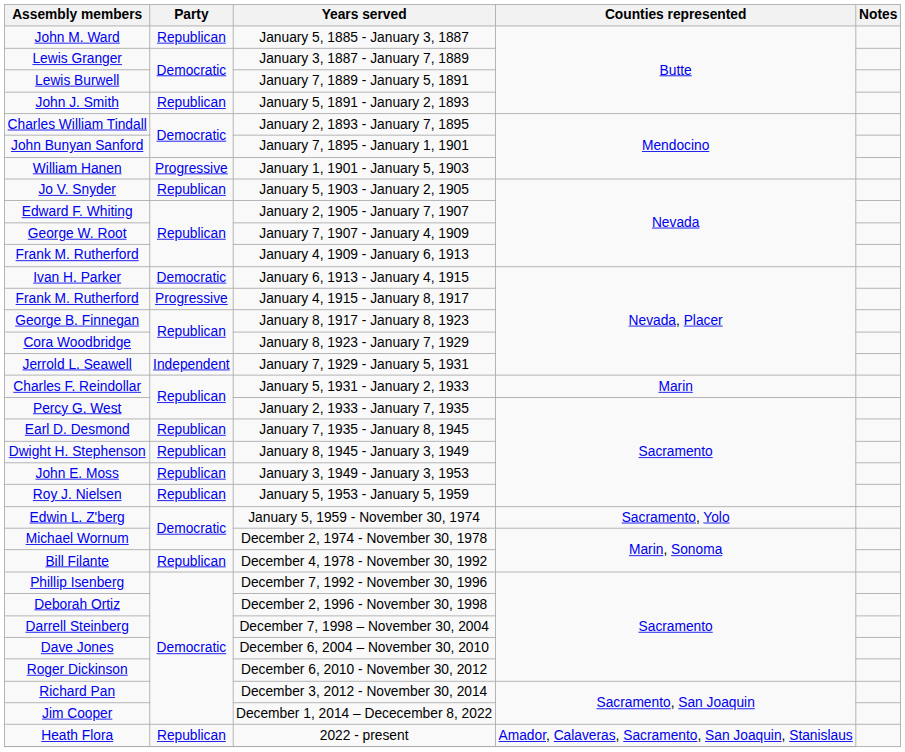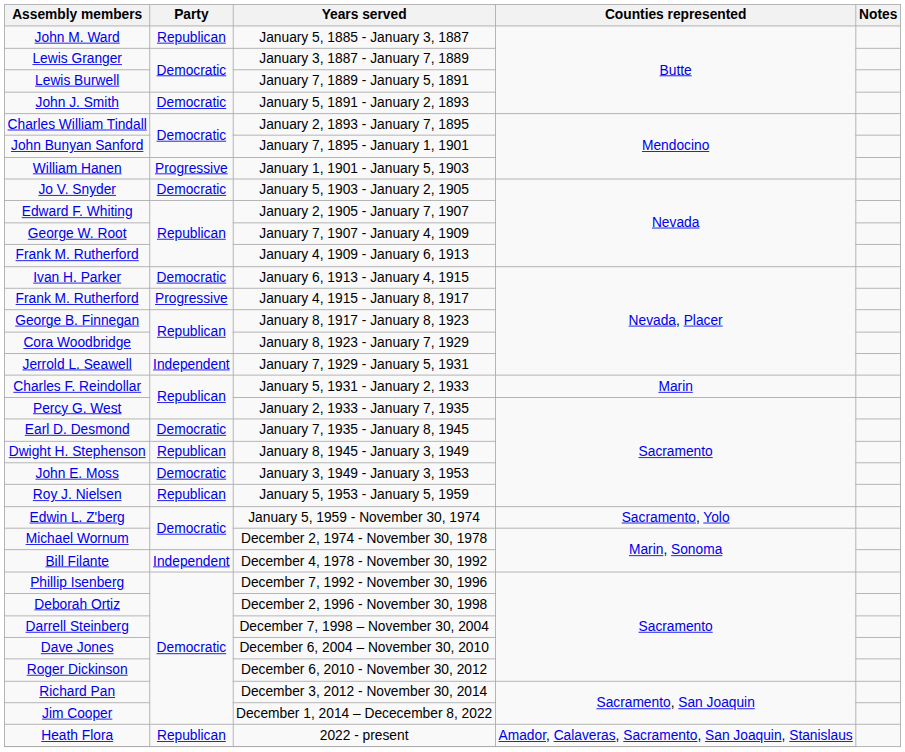(191, 102) Republican -> (191, 102) Democratic
(191, 189) Republican -> (191, 189) Democratic
(191, 430) Republican -> (191, 430) Democratic
(191, 473) Republican -> (191, 473) Democratic
(191, 560) Republican -> (191, 560) Independent
